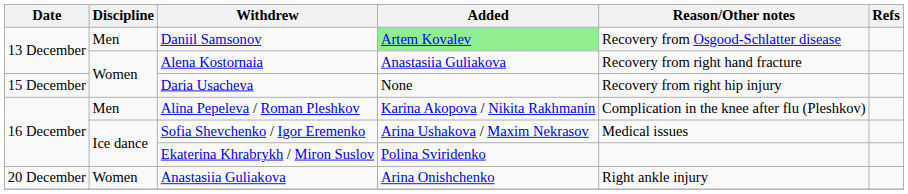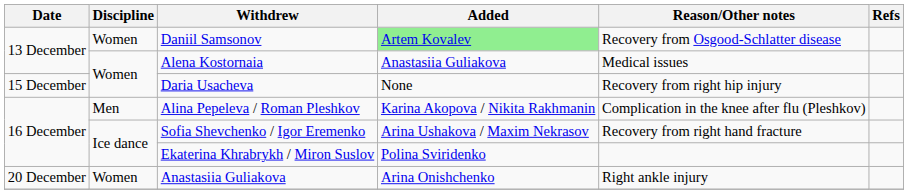(106, 39) Men -> (115, 39) Women
(702, 62) Recovery from right hand fracture -> (645, 62) Medical issues
(645, 131) Medical issues -> (702, 131) Recovery from right hand fracture
